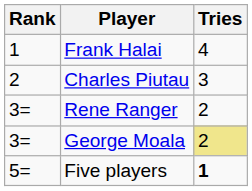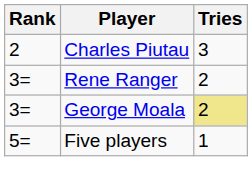- row: (113, 49)
(203, 170) bold -> (203, 140) normal
